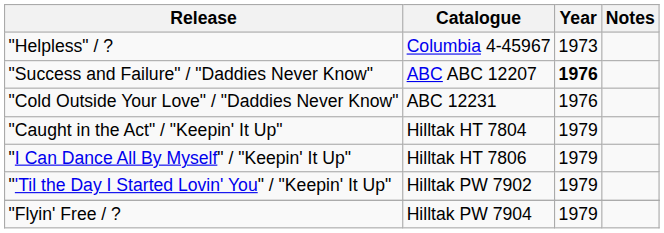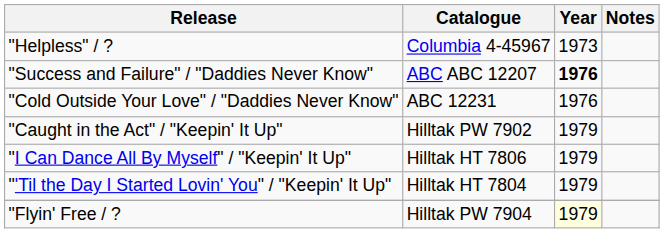(467, 130) Hilltak HT 7804 -> (469, 130) Hilltak PW 7902
(469, 185) Hilltak PW 7902 -> (467, 185) Hilltak HT 7804
(578, 213) no background -> (578, 213) lightyellow background
